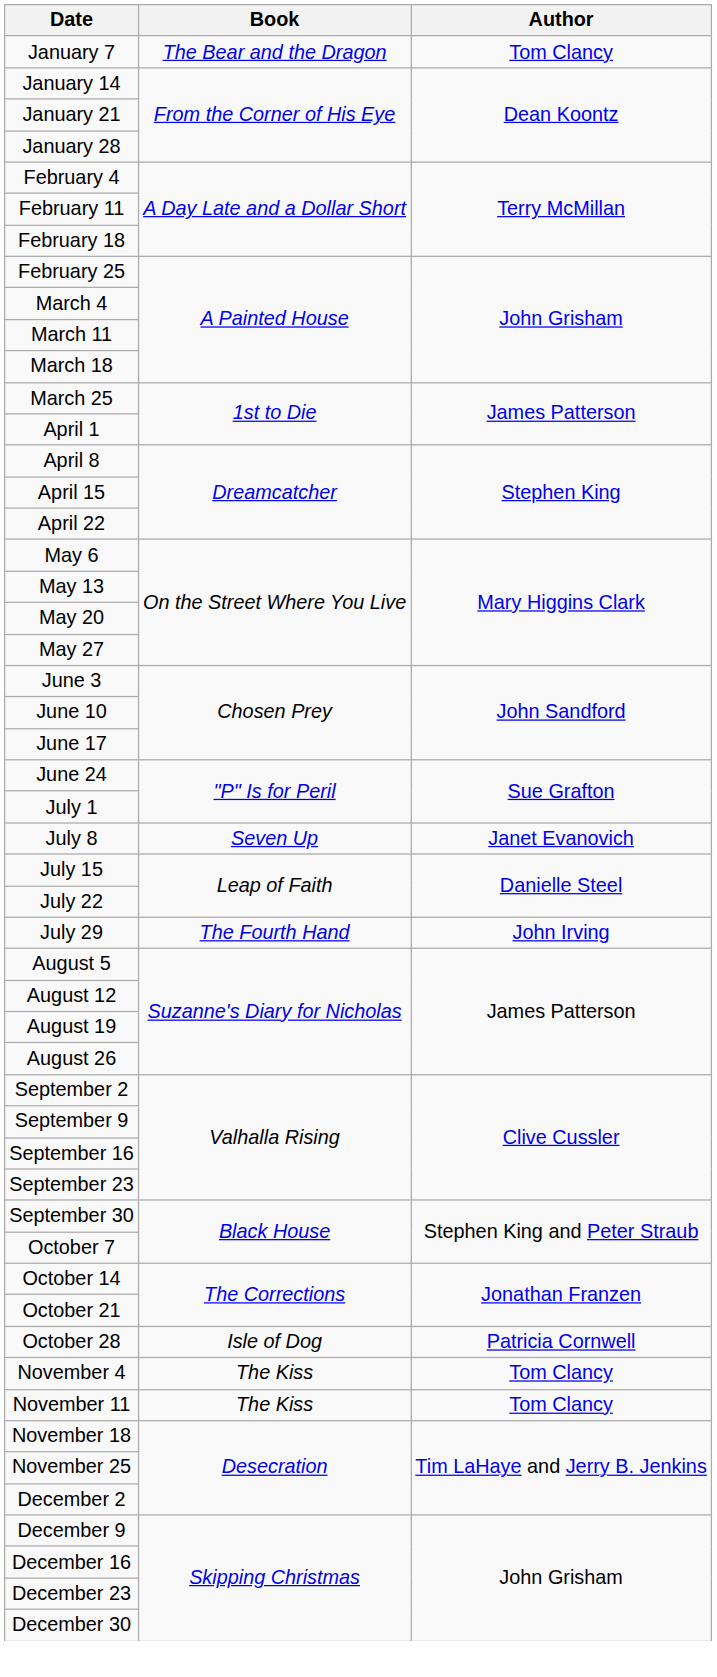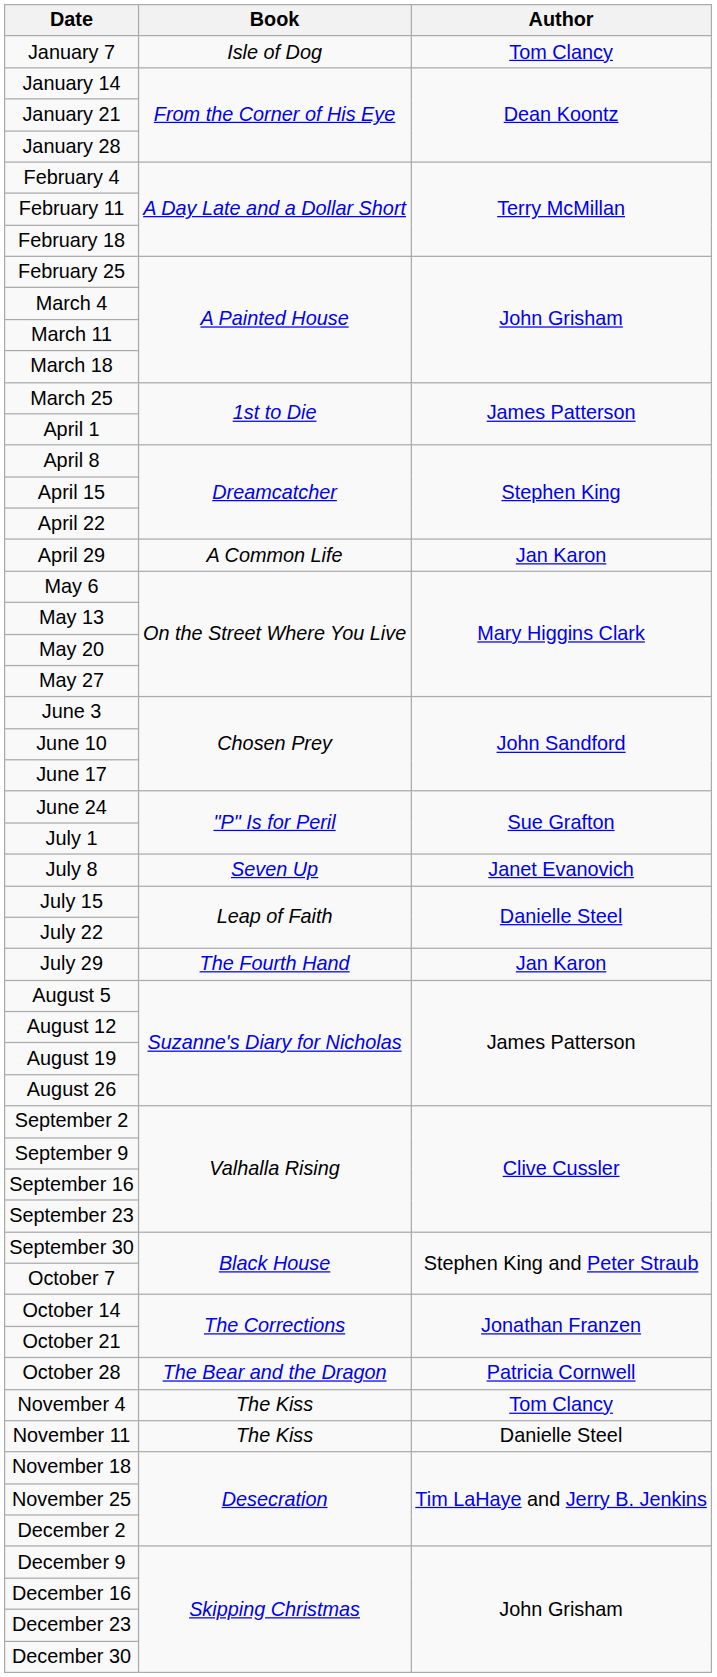(275, 51) The Bear and the Dragon -> (275, 51) Isle of Dog
+ row: (72, 555)
(561, 932) John Irving -> (561, 964) Jan Karon
(275, 1341) Isle of Dog -> (275, 1373) The Bear and the Dragon
(561, 1404) Tom Clancy -> (561, 1436) Danielle Steel
